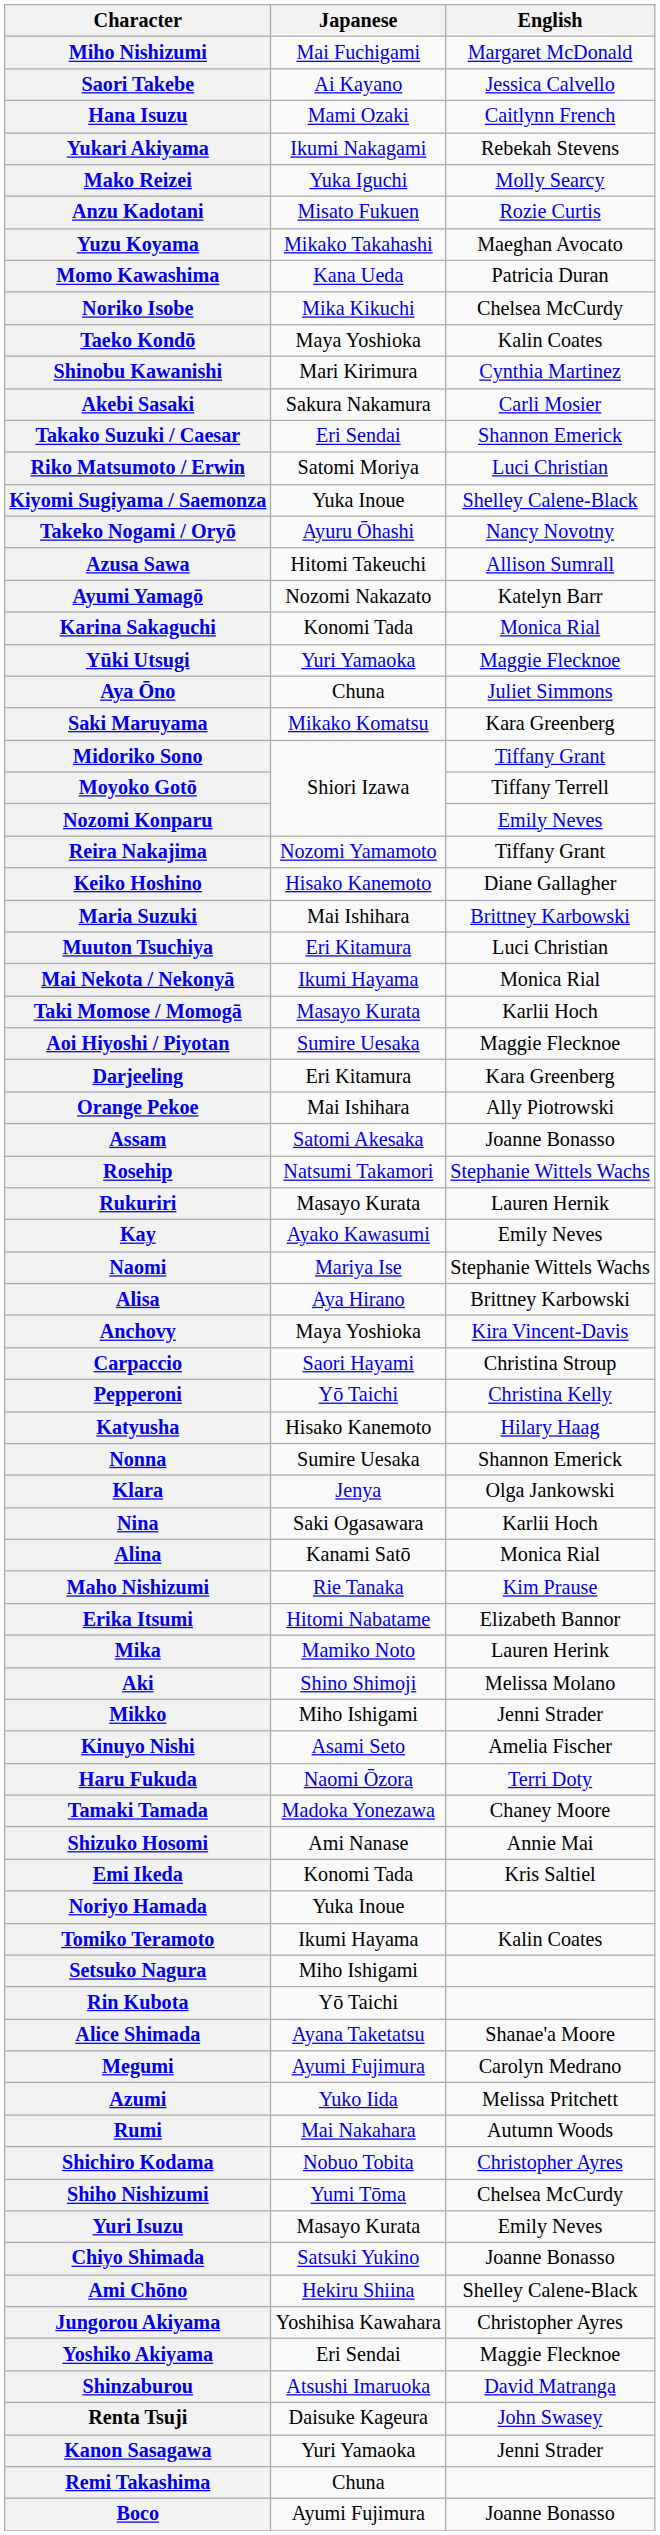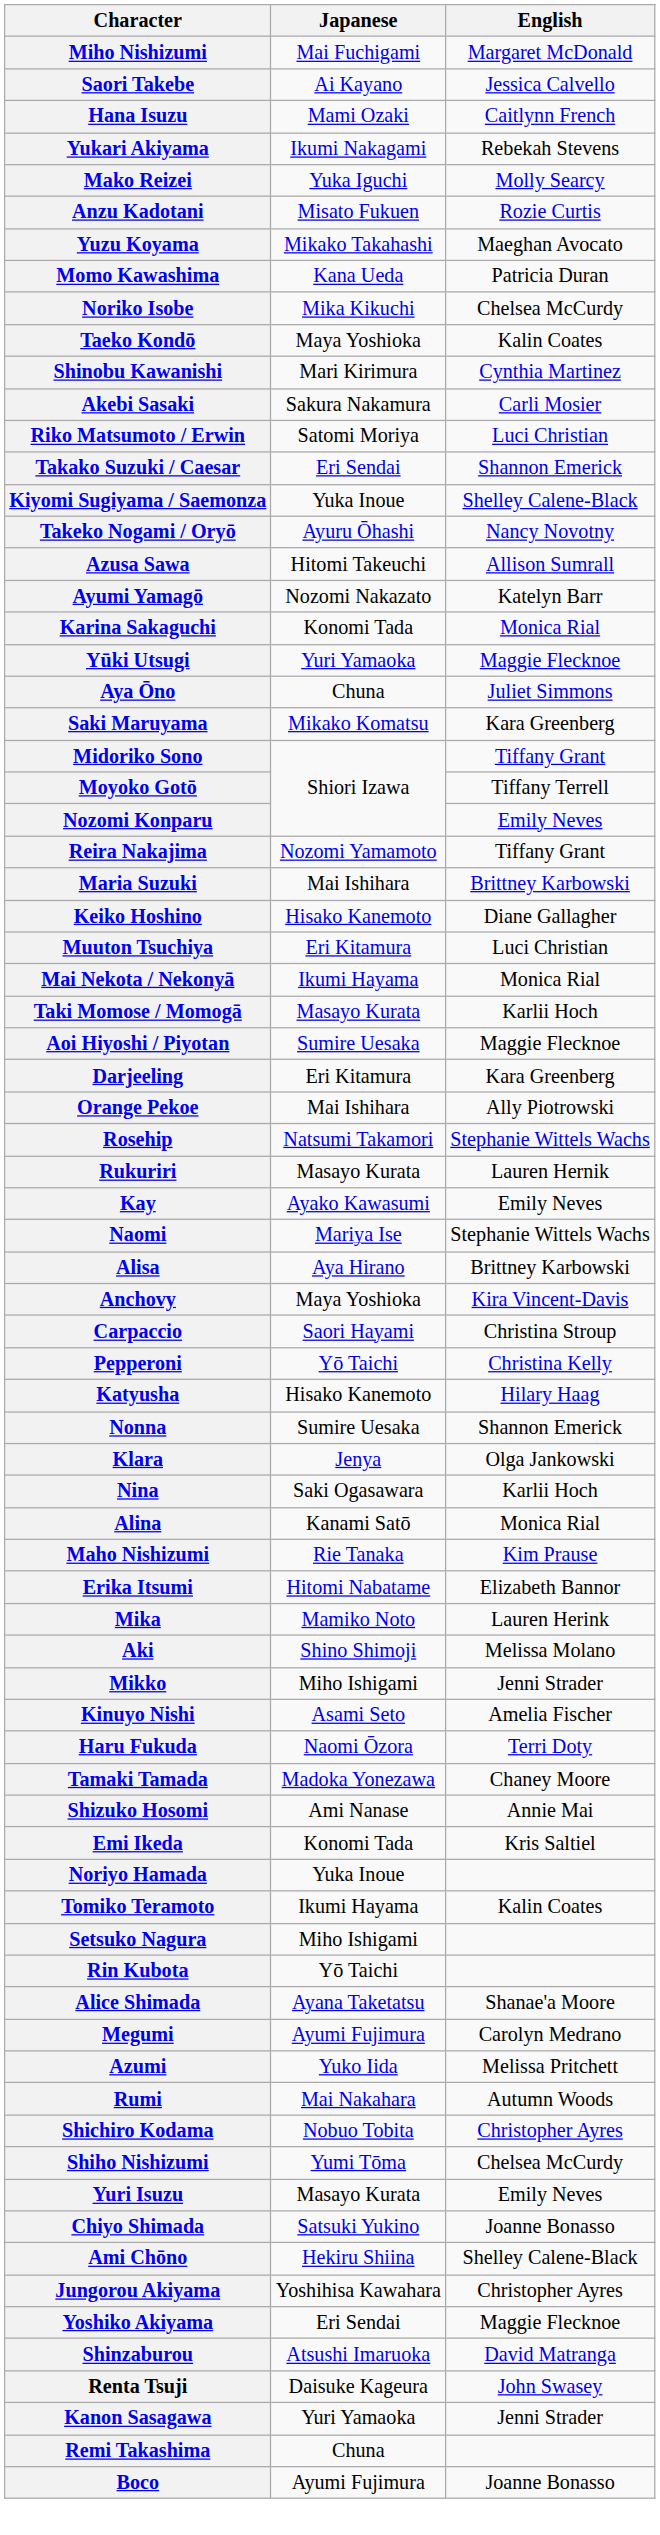rows swapped: (138, 436) <-> (138, 468)
rows swapped: (138, 915) <-> (138, 883)
- row: (138, 1139)
